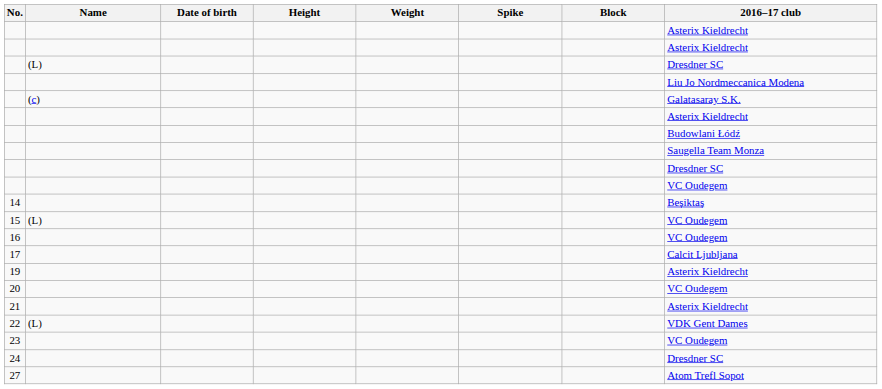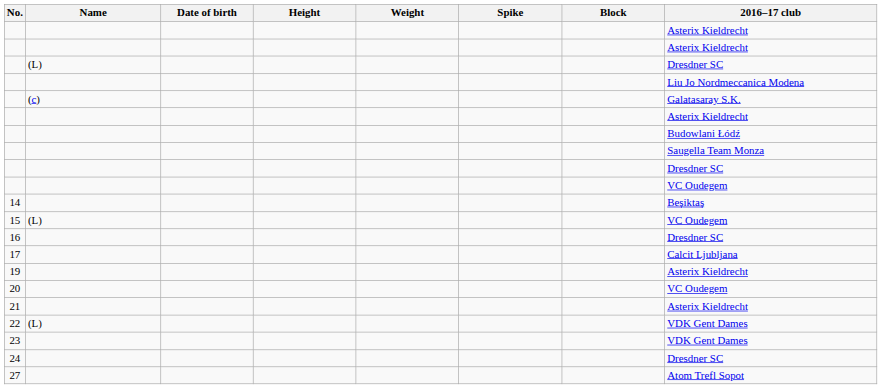(697, 237) VC Oudegem -> (695, 237) Dresdner SC
(697, 340) VC Oudegem -> (707, 340) VDK Gent Dames
